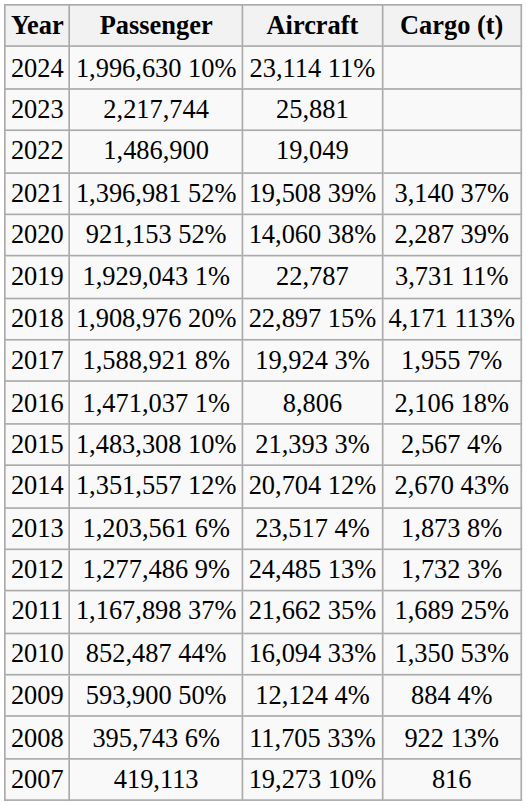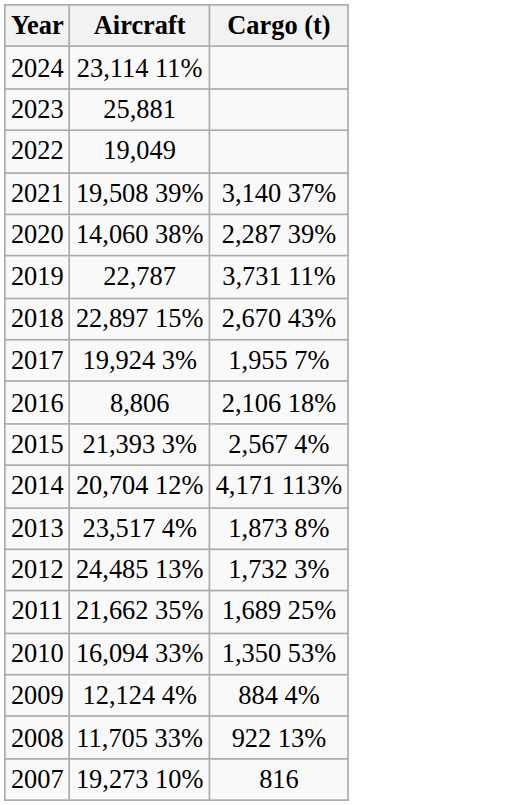- column: (156, 25)
(452, 318) 4,171 113% -> (279, 318) 2,670 43%
(452, 485) 2,670 43% -> (279, 485) 4,171 113%
